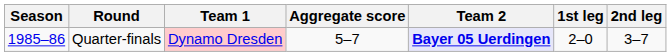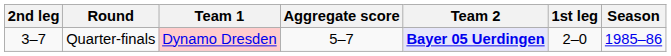columns swapped: (37, 16) <-> (636, 16)
